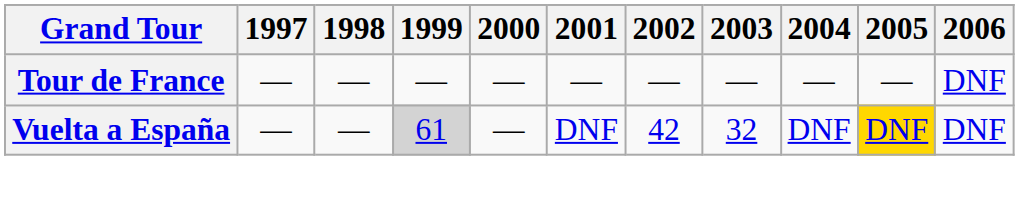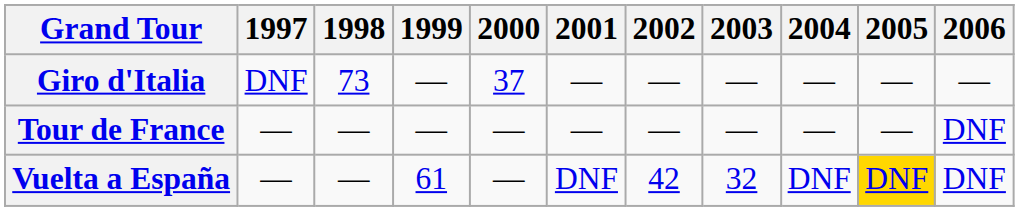+ row: (121, 79)
(431, 129) lightgrey background -> (431, 179) no background
